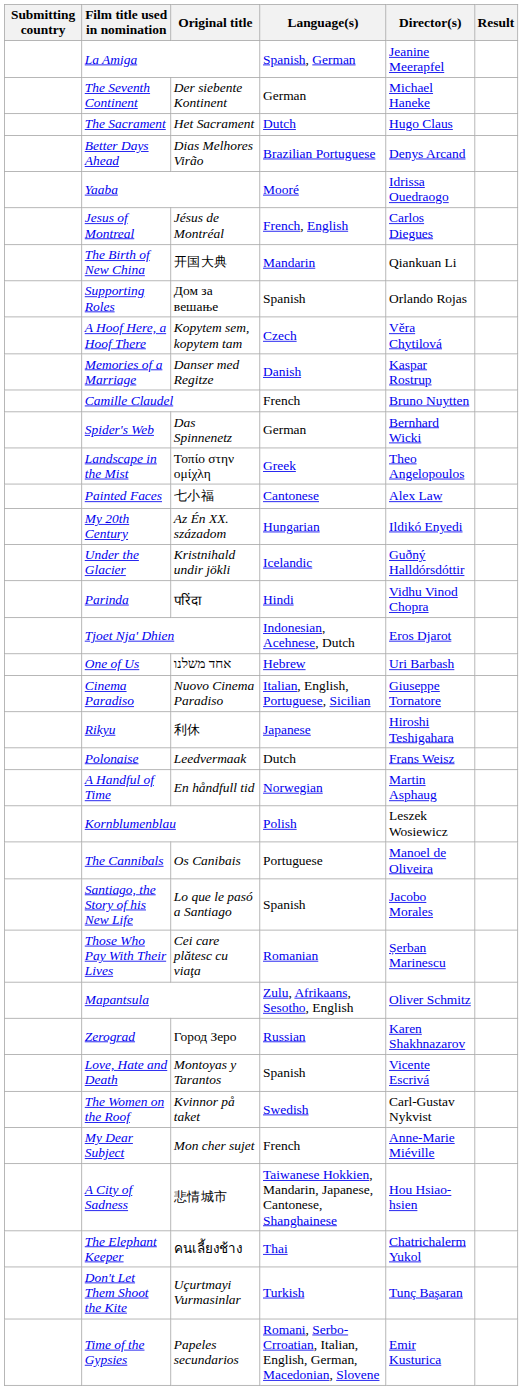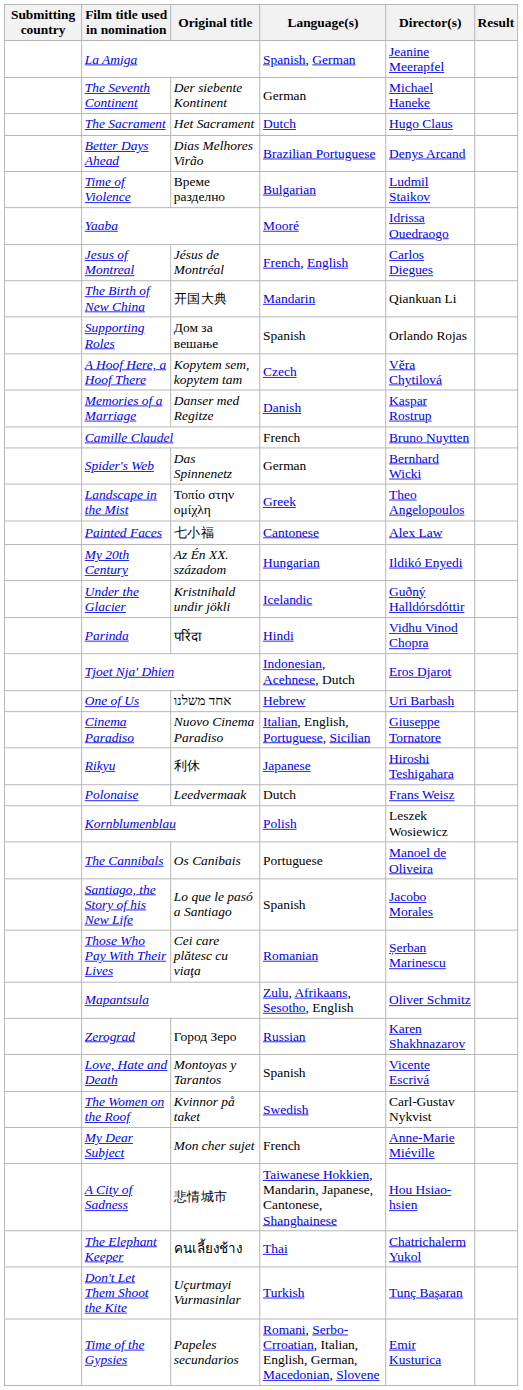+ row: (108, 189)
- row: (119, 787)
